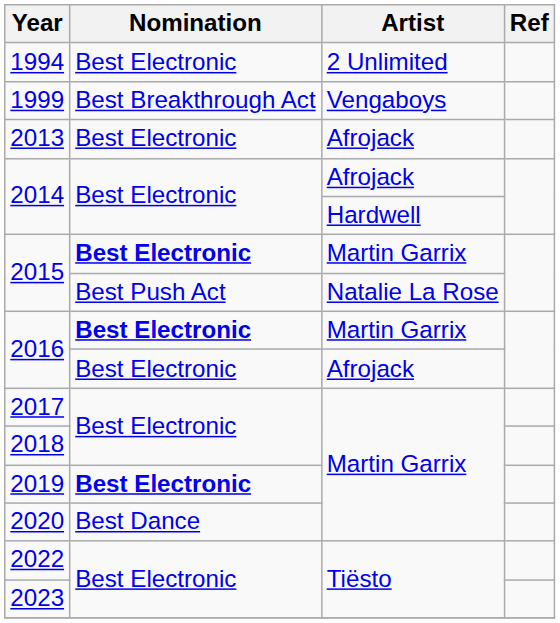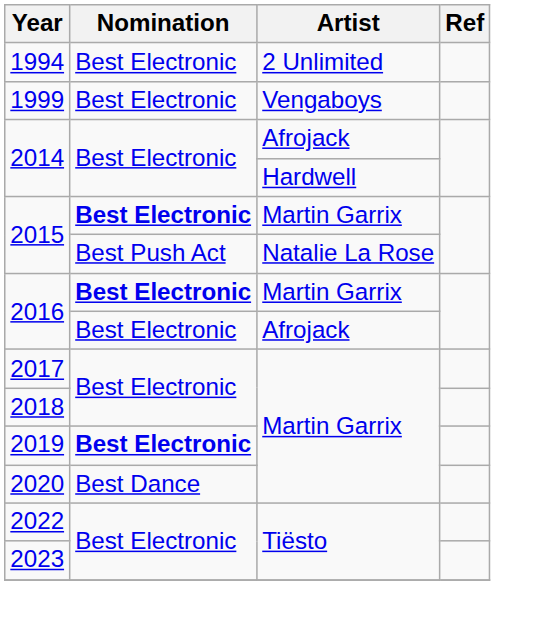(195, 100) Best Breakthrough Act -> (156, 100) Best Electronic
- row: (37, 138)
